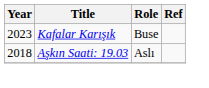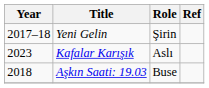+ row: (82, 33)
(146, 33) Buse -> (163, 53) Aslı
(144, 53) Aslı -> (165, 72) Buse
